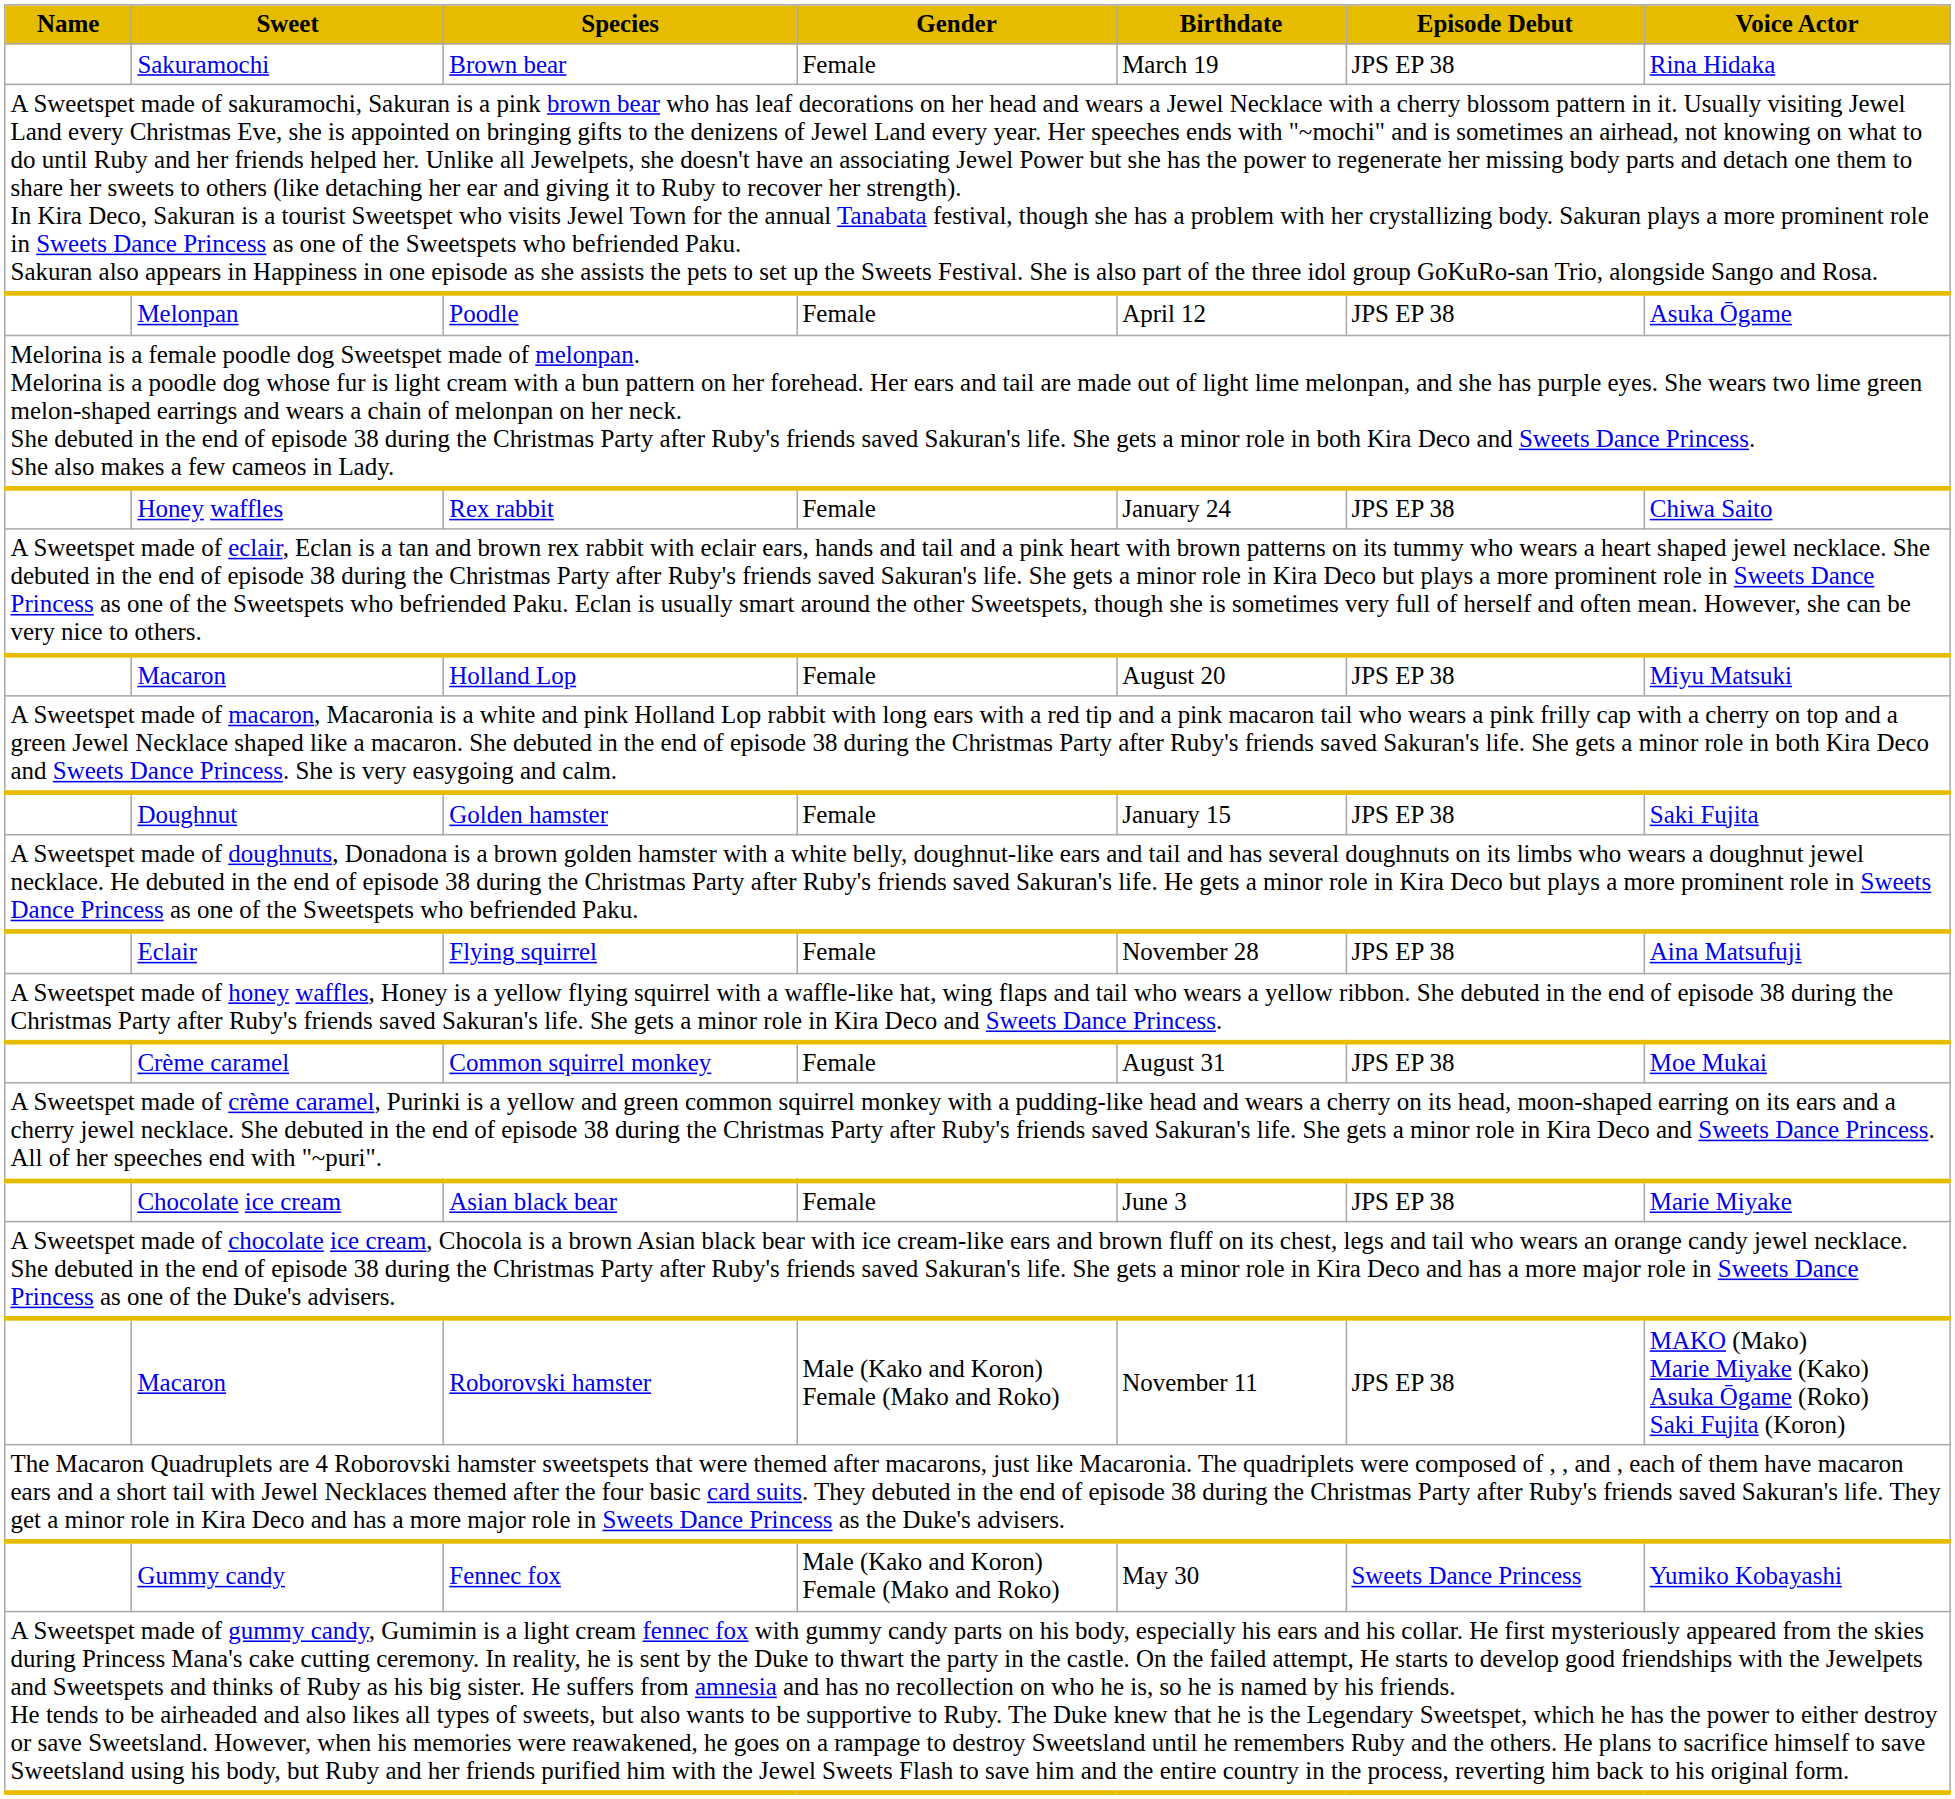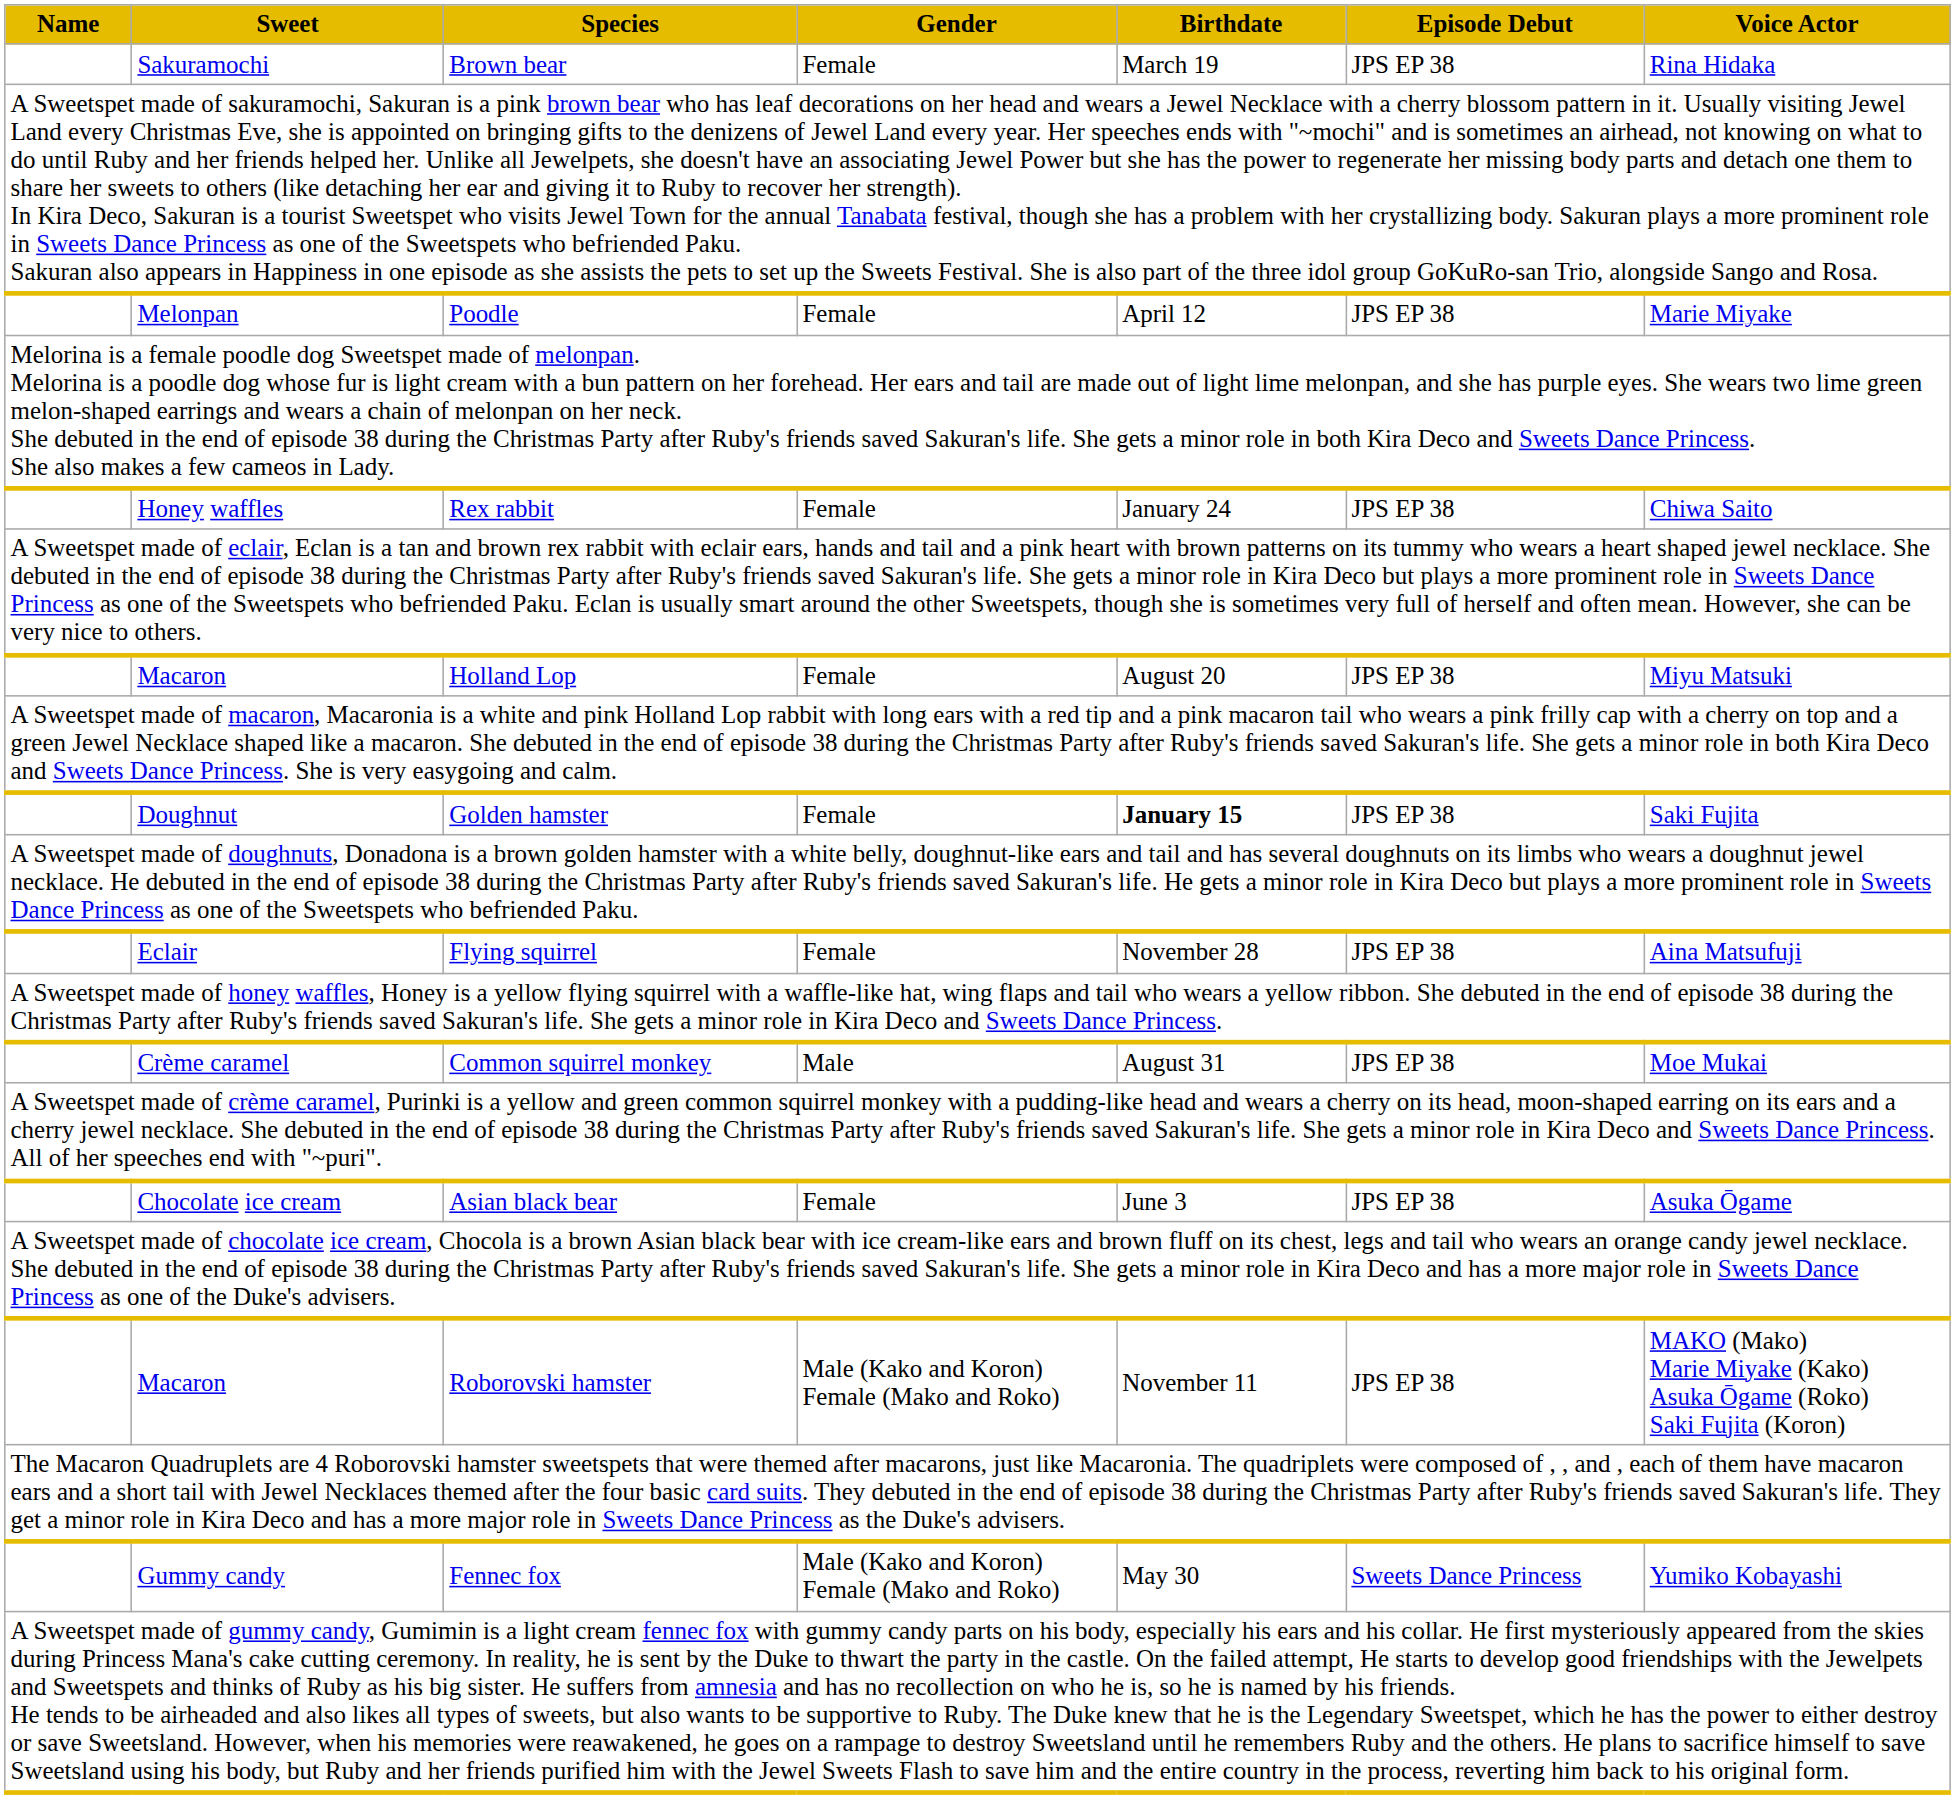(1721, 314) Asuka Ōgame -> (1721, 314) Marie Miyake
(1177, 814) normal -> (1182, 814) bold
(839, 1063) Female -> (828, 1063) Male
(1721, 1201) Marie Miyake -> (1721, 1201) Asuka Ōgame
